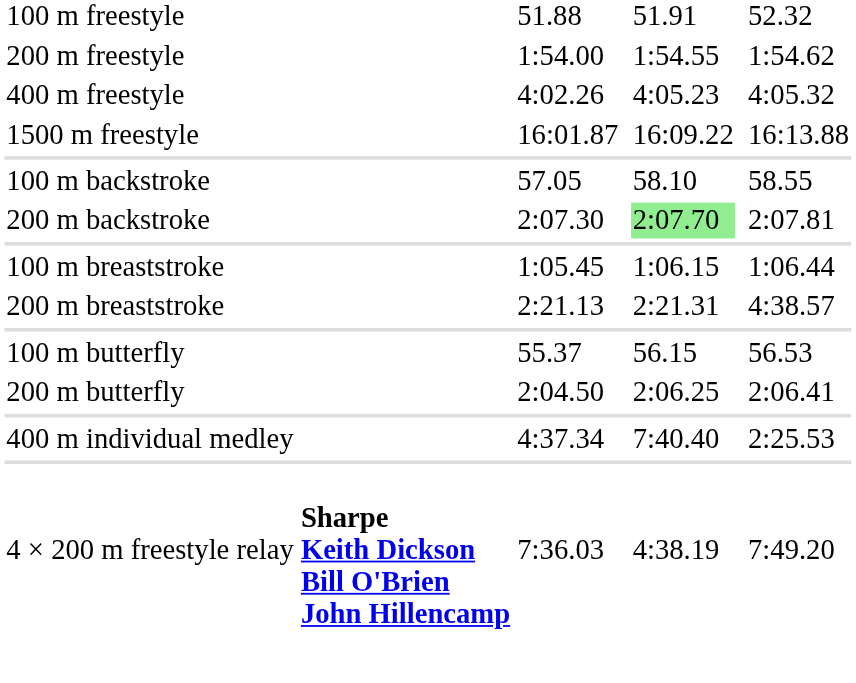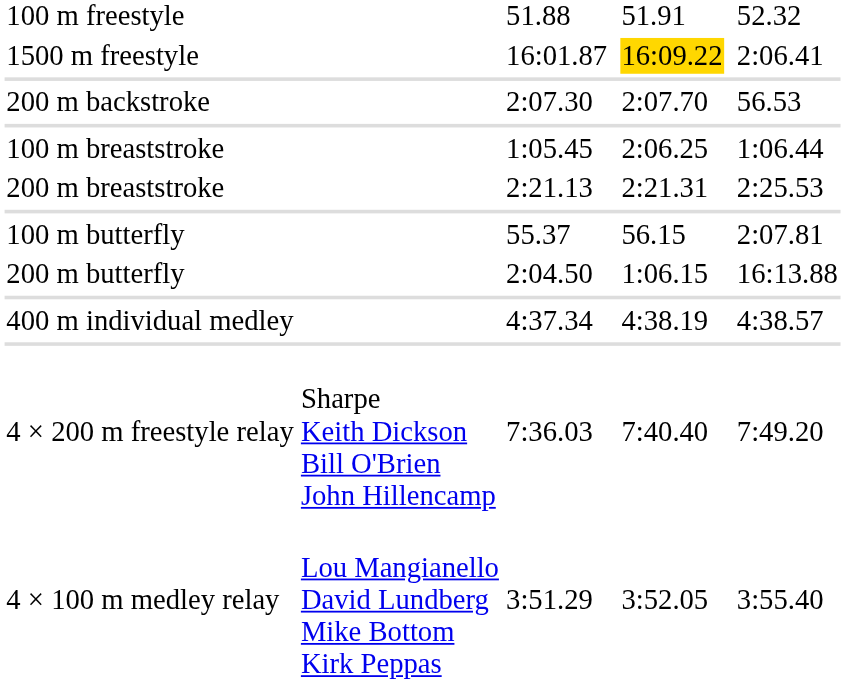- row: (95, 55)
- row: (95, 94)
(683, 134) no background -> (672, 55) gold background
(799, 134) 16:13.88 -> (780, 55) 2:06.41
- row: (108, 180)
(676, 220) lightgreen background -> (665, 102) no background
(791, 220) 2:07.81 -> (769, 102) 56.53
(676, 266) 1:06.15 -> (665, 148) 2:06.25
(791, 306) 4:38.57 -> (780, 187) 2:25.53
(780, 352) 56.53 -> (780, 234) 2:07.81
(676, 391) 2:06.25 -> (665, 273) 1:06.15
(791, 391) 2:06.41 -> (787, 273) 16:13.88
(676, 438) 7:40.40 -> (665, 320) 4:38.19
(791, 438) 2:25.53 -> (780, 320) 4:38.57
(406, 565) bold -> (398, 447) normal
(676, 549) 4:38.19 -> (665, 431) 7:40.40
+ row: (143, 599)
